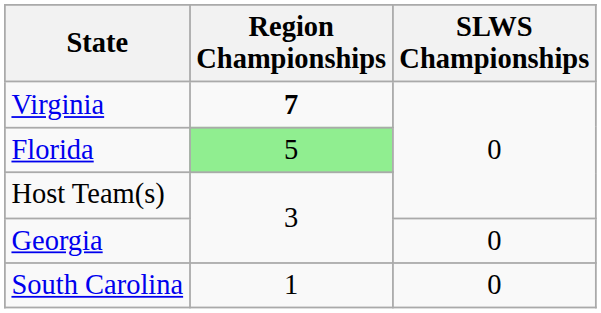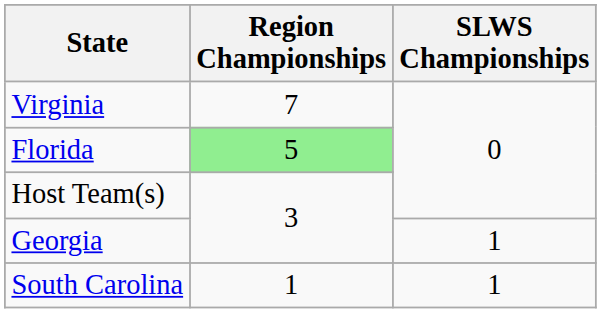(291, 104) bold -> (291, 104) normal
(494, 239) 0 -> (494, 239) 1
(494, 284) 0 -> (494, 284) 1
